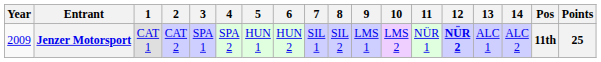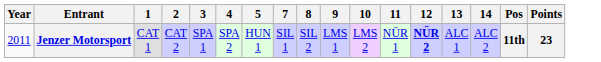- column: (289, 13)
(19, 40) 2009 -> (19, 40) 2011
(577, 40) 25 -> (546, 40) 23
